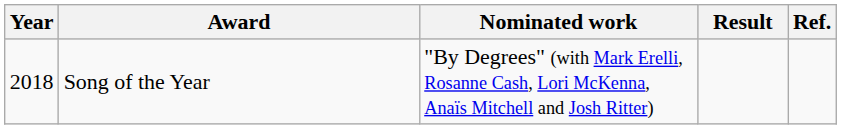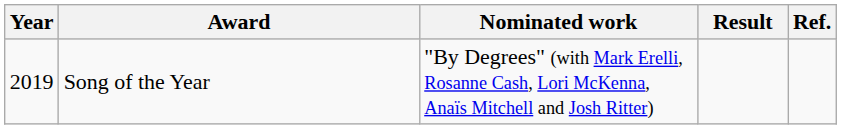(32, 81) 2018 -> (32, 81) 2019
